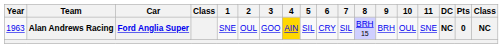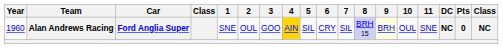(15, 28) 1963 -> (15, 28) 1960
(386, 28) no background -> (386, 28) lightyellow background
